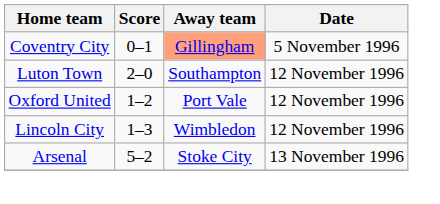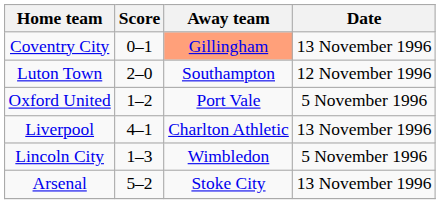(337, 45) 5 November 1996 -> (364, 45) 13 November 1996
(337, 101) 12 November 1996 -> (364, 101) 5 November 1996
+ row: (60, 128)
(337, 128) 12 November 1996 -> (364, 156) 5 November 1996
